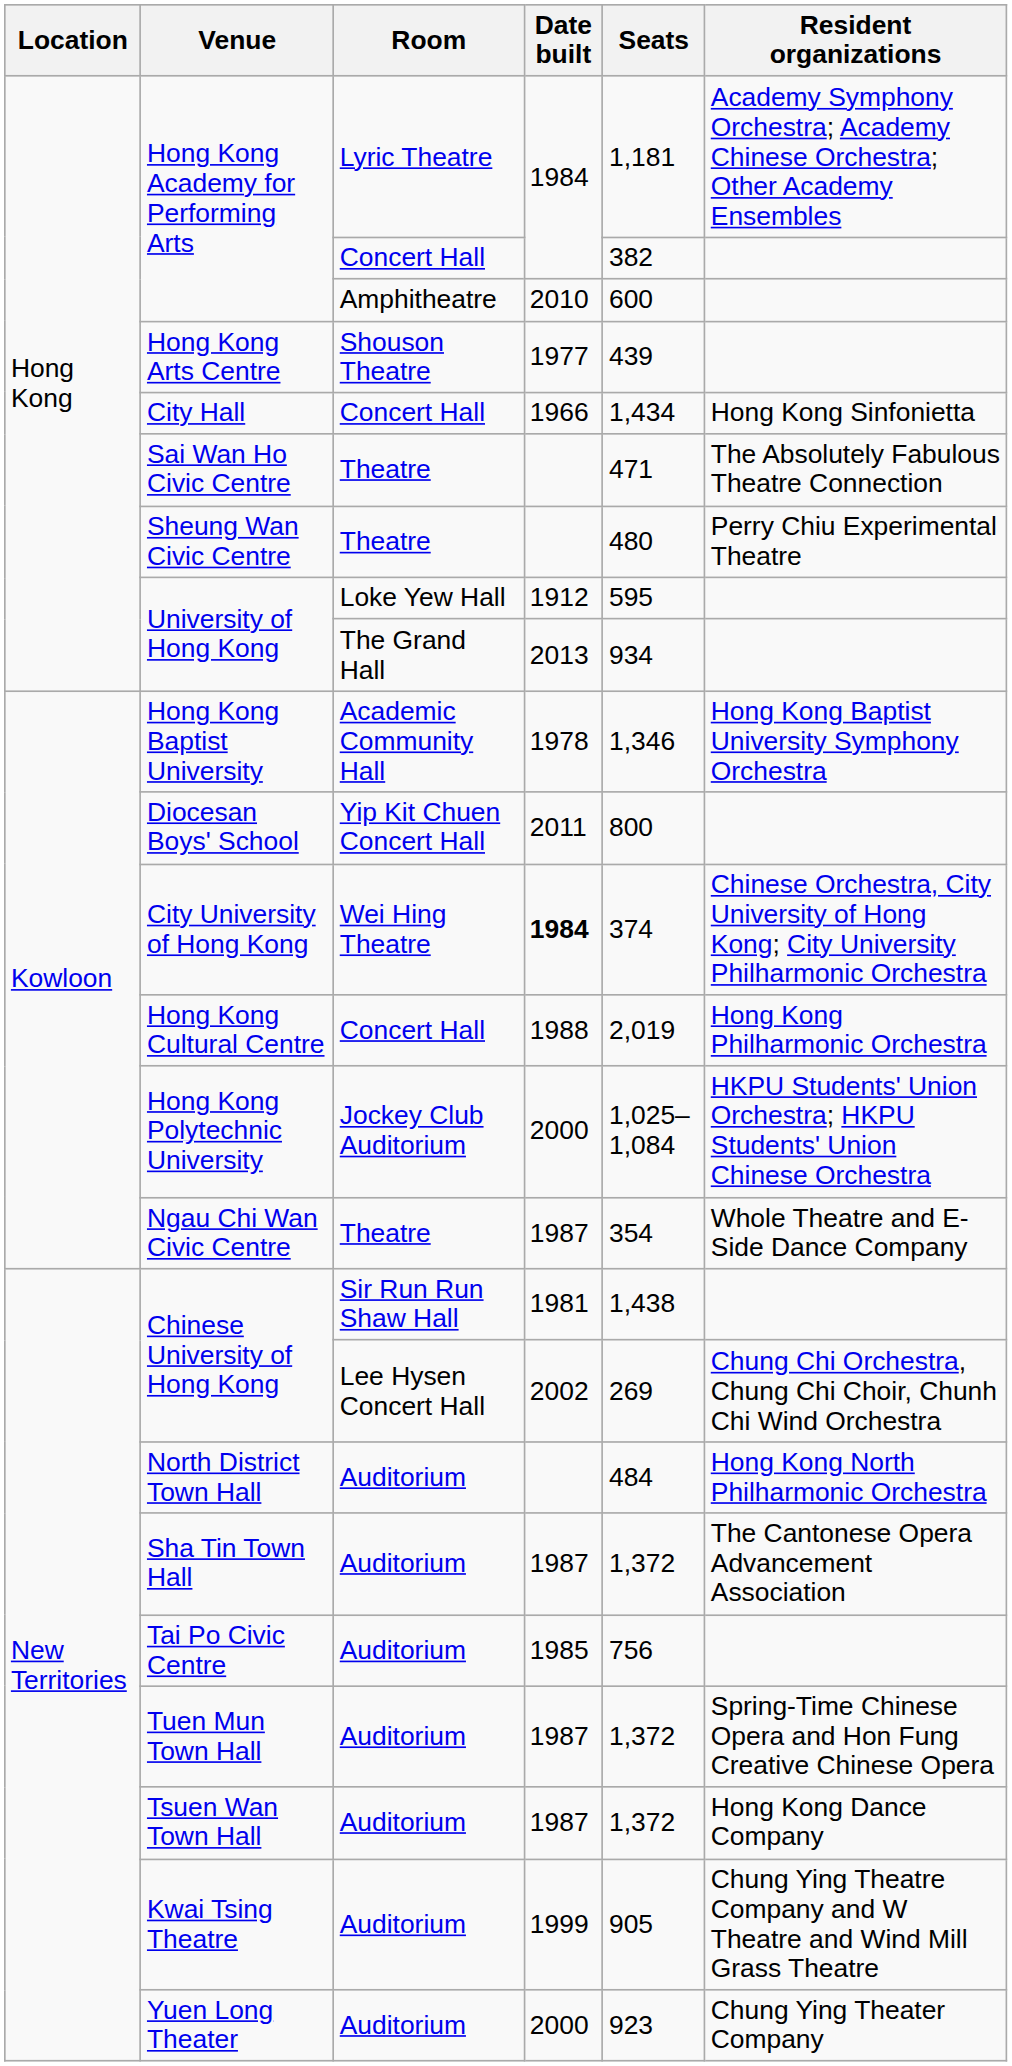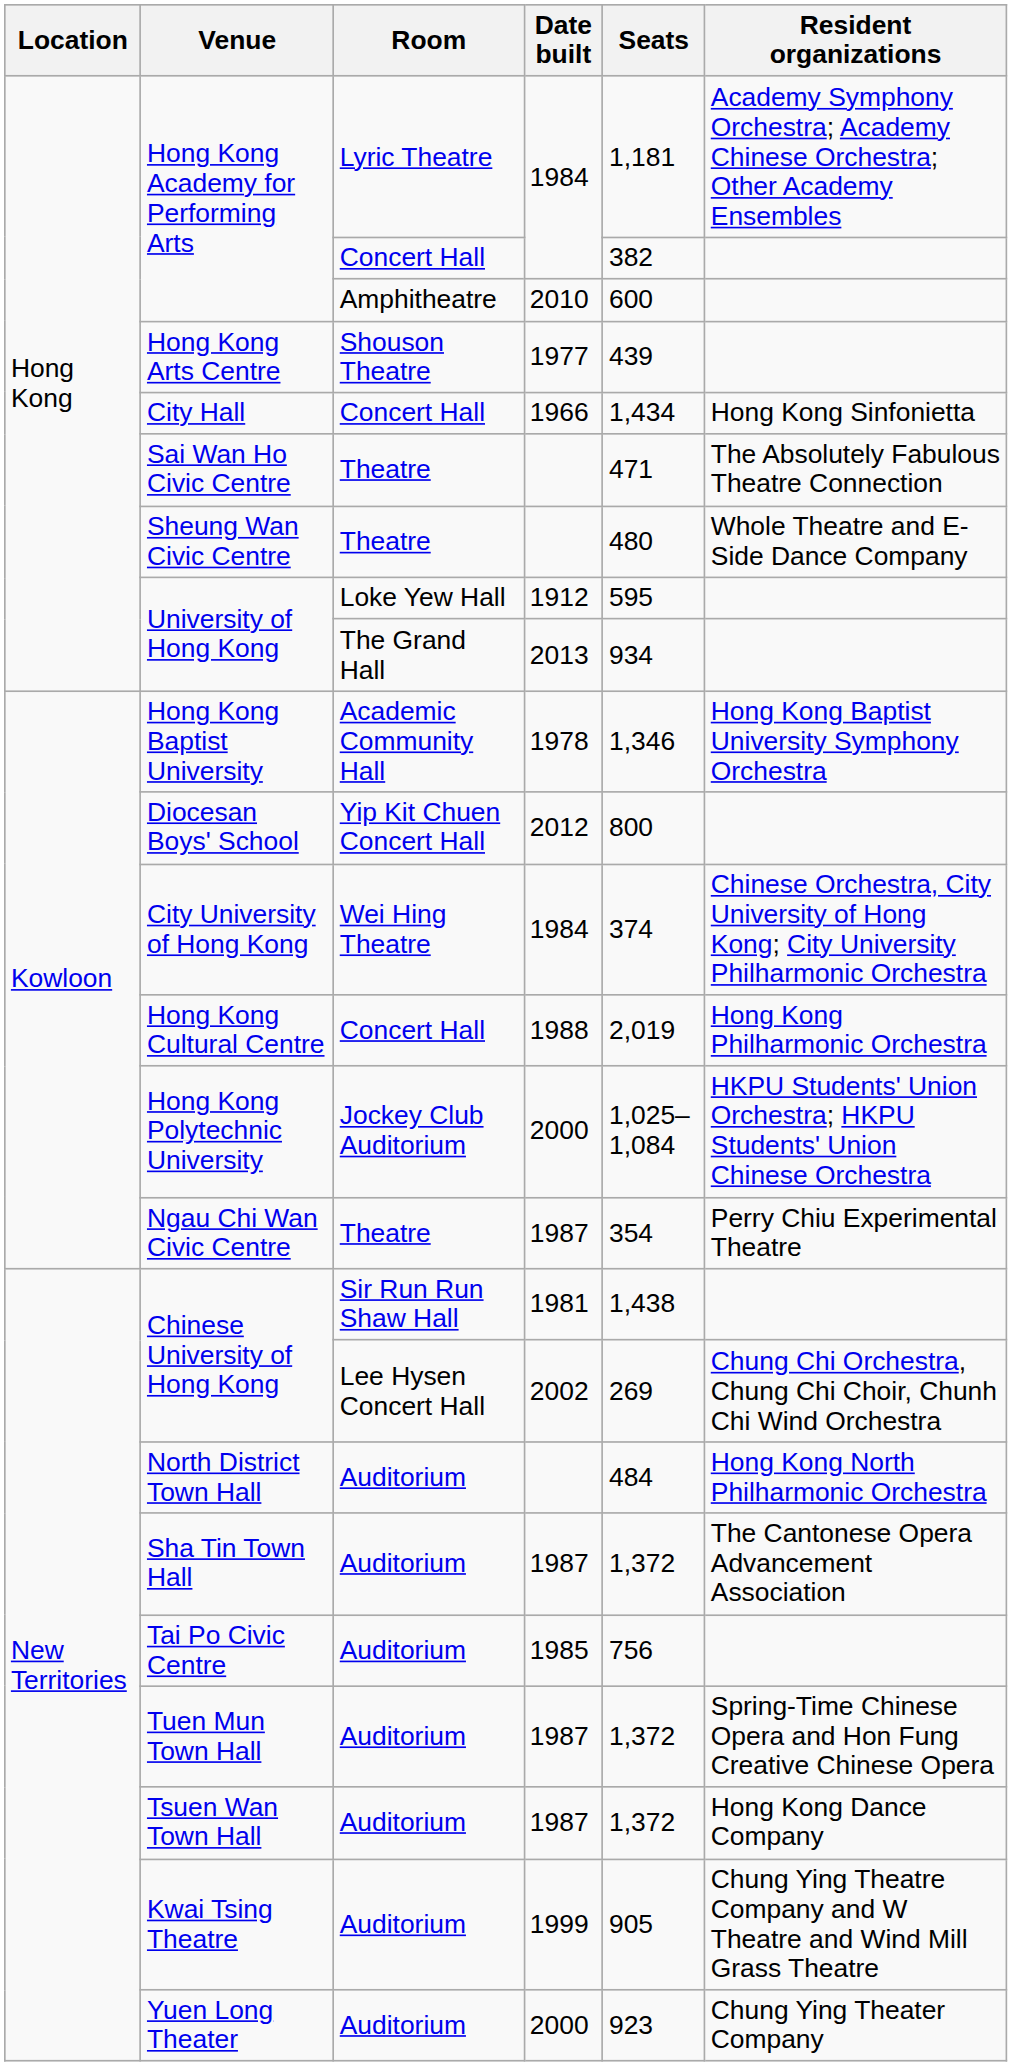(854, 541) Perry Chiu Experimental Theatre -> (840, 541) Whole Theatre and E-Side Dance Company
(558, 827) 2011 -> (559, 827) 2012
(559, 928) bold -> (559, 928) normal
(840, 1232) Whole Theatre and E-Side Dance Company -> (854, 1232) Perry Chiu Experimental Theatre
